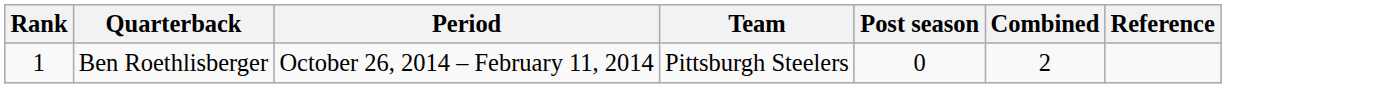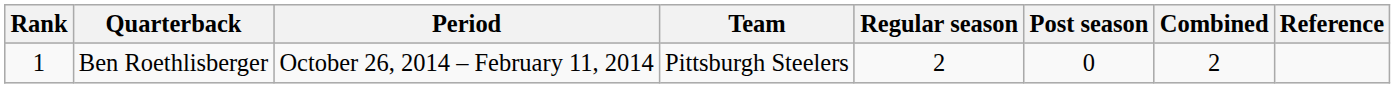+ column: (939, 23)
